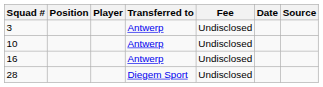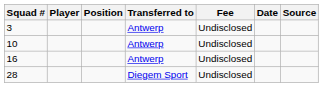columns swapped: (69, 12) <-> (108, 12)
